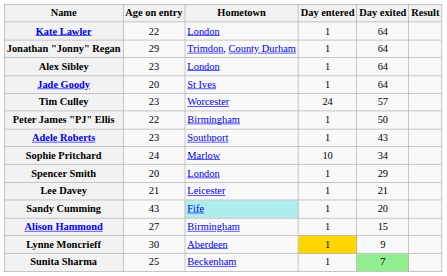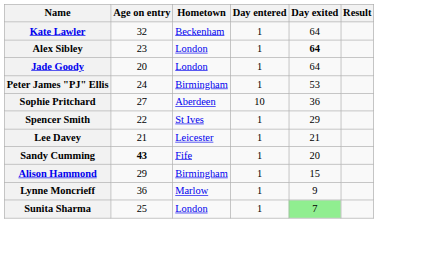(154, 31) 22 -> (142, 31) 32
(204, 31) London -> (200, 31) Beckenham
- row: (64, 48)
(383, 66) normal -> (315, 48) bold
(202, 84) St Ives -> (191, 66) London
- row: (64, 102)
(154, 120) 22 -> (142, 84) 24
(383, 120) 50 -> (315, 84) 53
- row: (64, 137)
(154, 155) 24 -> (142, 102) 27
(204, 155) Marlow -> (195, 102) Aberdeen
(383, 155) 34 -> (315, 102) 36
(154, 173) 20 -> (142, 120) 22
(204, 173) London -> (190, 120) St Ives
(154, 209) normal -> (142, 155) bold
(196, 209) paleturquoise background -> (184, 155) no background
(154, 226) 27 -> (142, 173) 29
(154, 244) 30 -> (142, 191) 36
(208, 244) Aberdeen -> (192, 191) Marlow
(328, 244) gold background -> (260, 191) no background
(212, 262) Beckenham -> (191, 209) London
